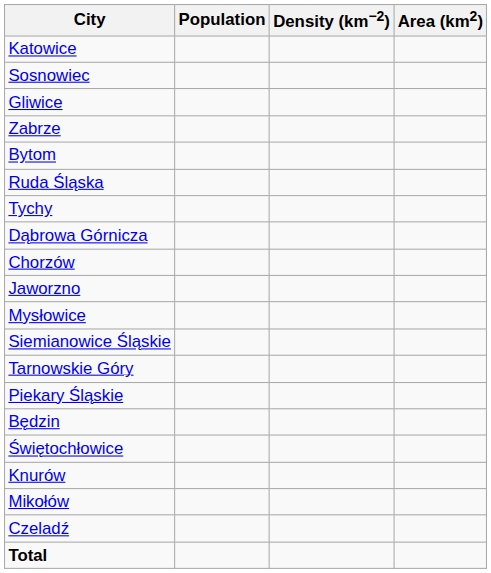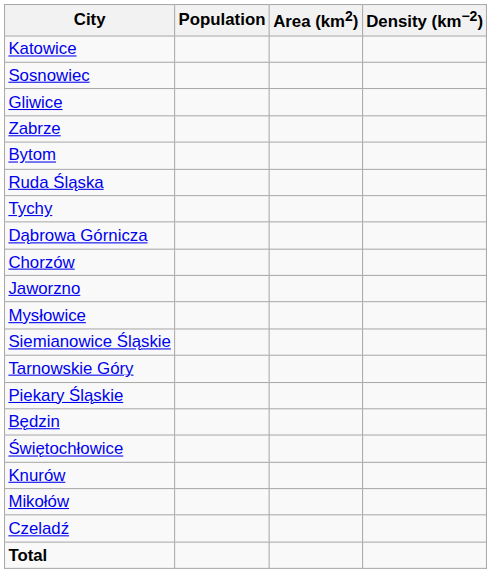columns swapped: (440, 20) <-> (332, 20)
